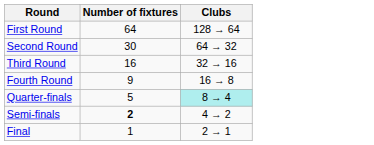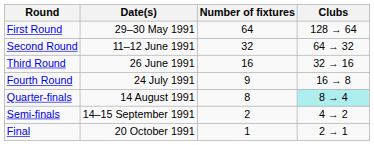+ column: (139, 13)
(130, 47) 30 -> (247, 47) 32
(130, 98) 5 -> (247, 98) 8
(130, 115) bold -> (247, 115) normal
